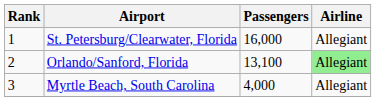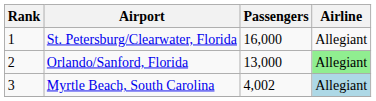(263, 62) 13,100 -> (263, 62) 13,000
(259, 85) 4,000 -> (259, 85) 4,002
(341, 85) no background -> (341, 85) lightblue background
